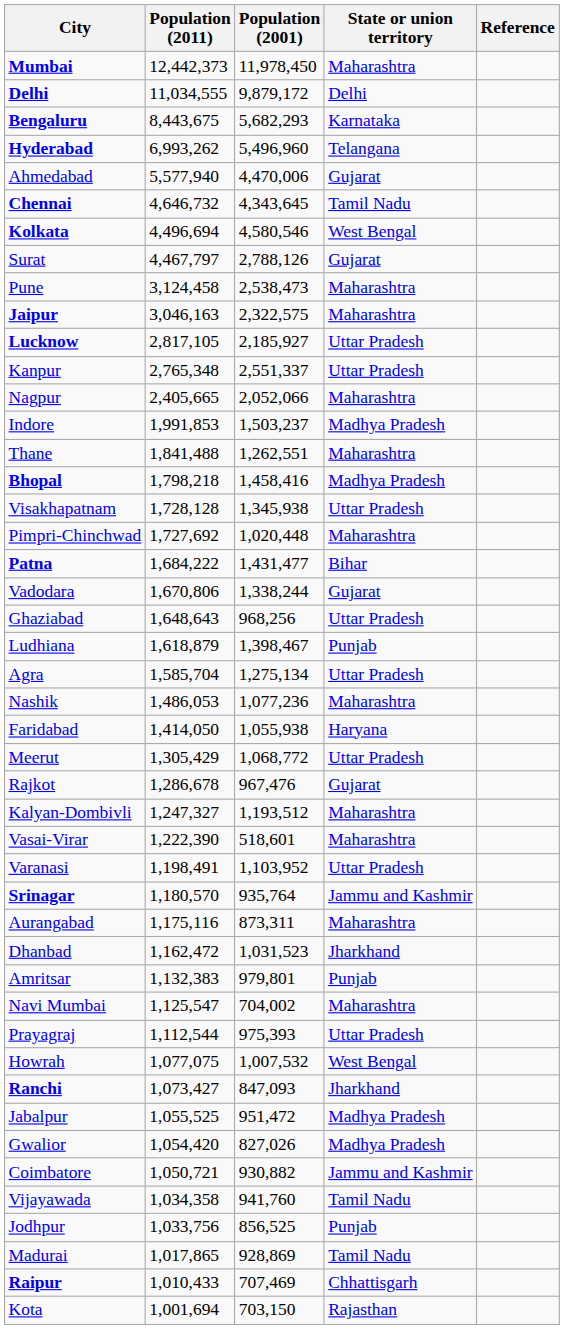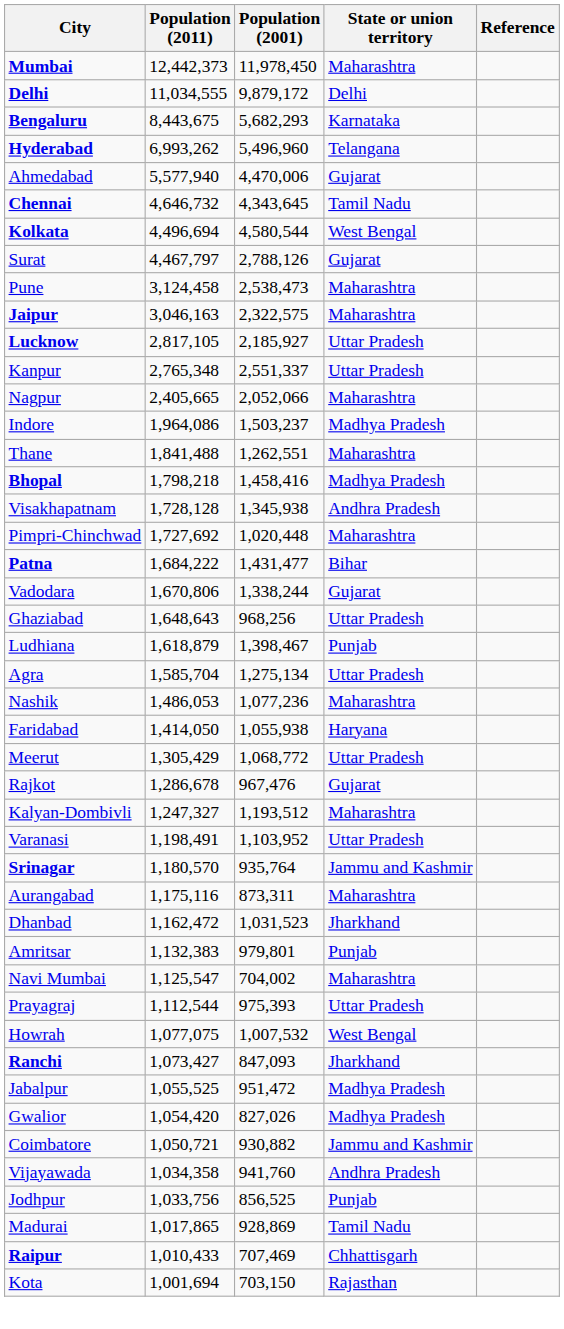(274, 231) 4,580,546 -> (274, 231) 4,580,544
(184, 425) 1,991,853 -> (184, 425) 1,964,086
(376, 508) Uttar Pradesh -> (384, 508) Andhra Pradesh
- row: (48, 840)
(370, 1199) Tamil Nadu -> (384, 1171) Andhra Pradesh
